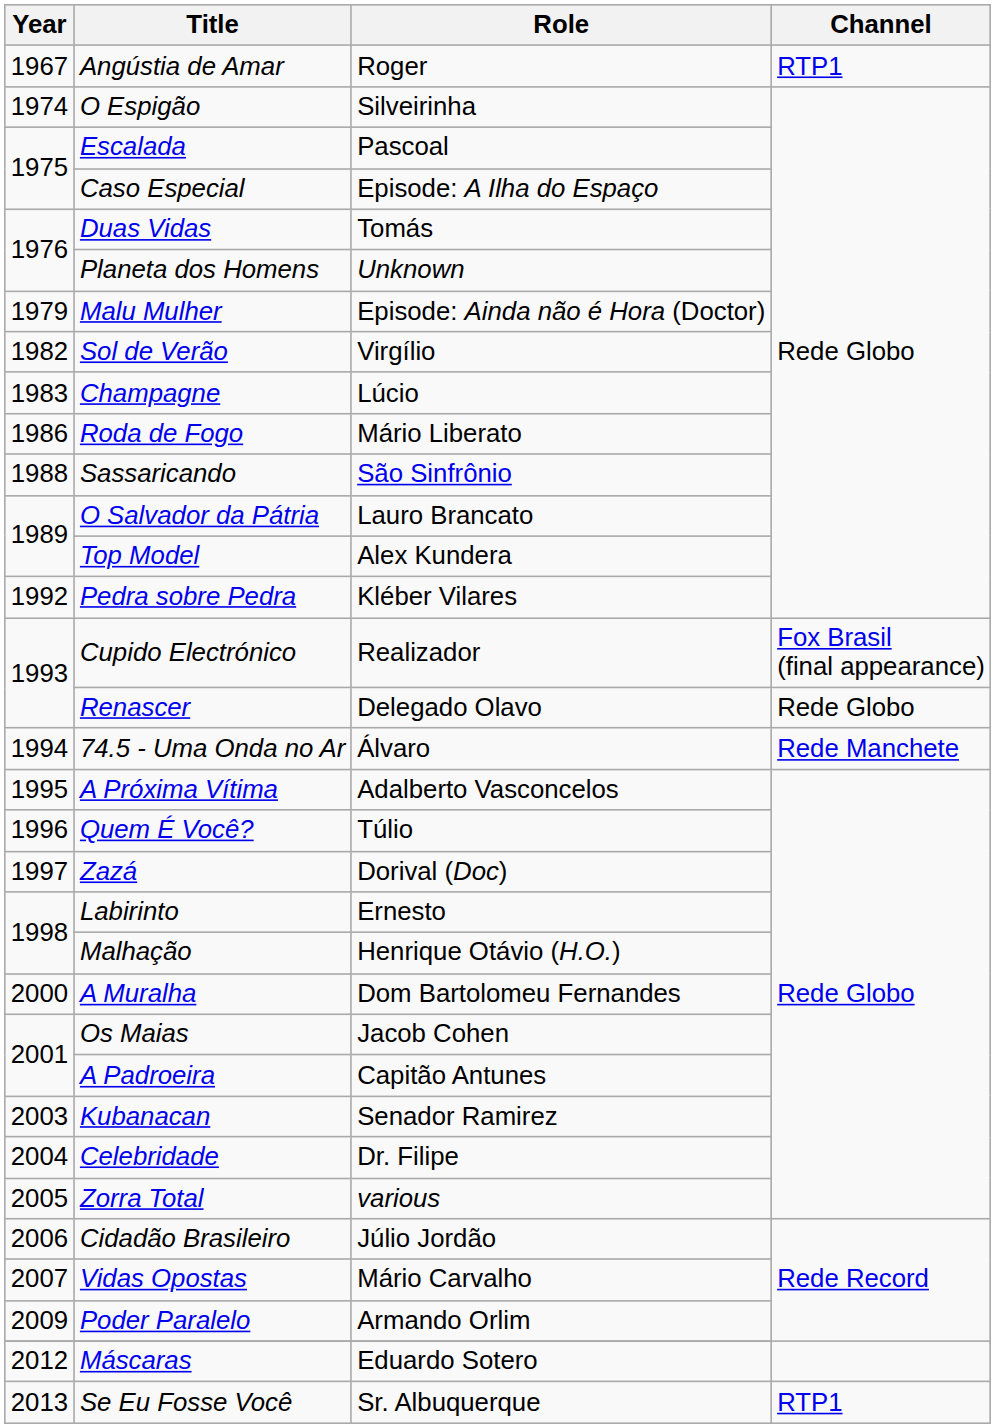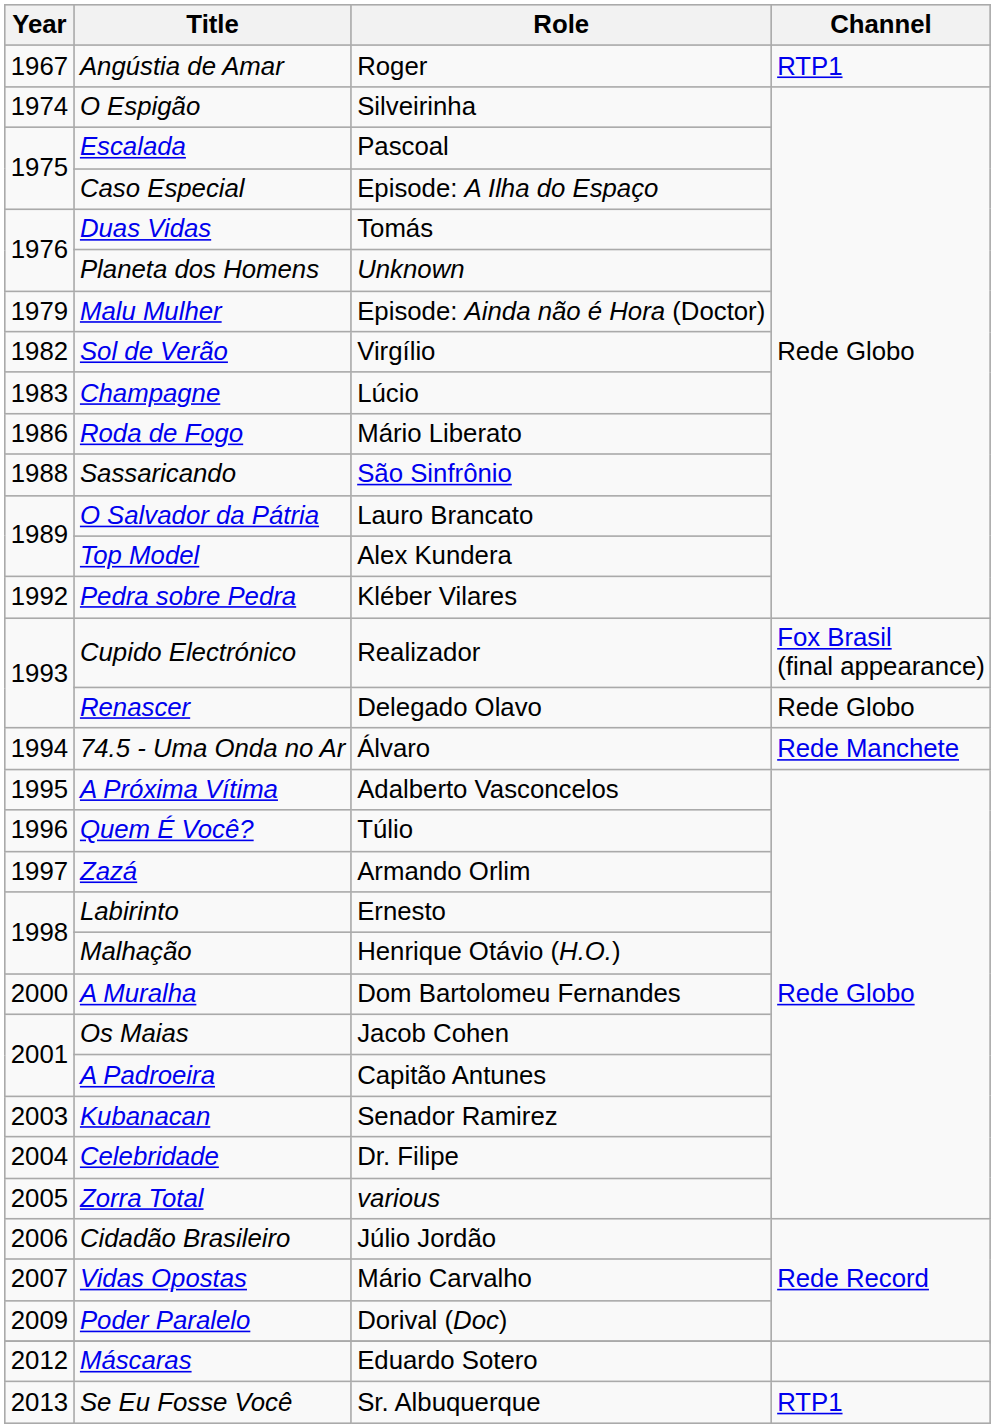(432, 870) Dorival (Doc) -> (444, 870) Armando Orlim
(444, 1320) Armando Orlim -> (432, 1320) Dorival (Doc)
